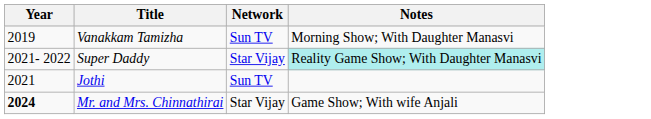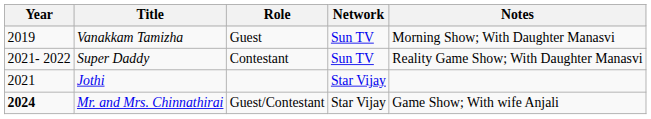+ column: (277, 15)
(257, 59) Star Vijay -> (352, 59) Sun TV
(416, 59) paleturquoise background -> (517, 59) no background
(251, 80) Sun TV -> (358, 80) Star Vijay
